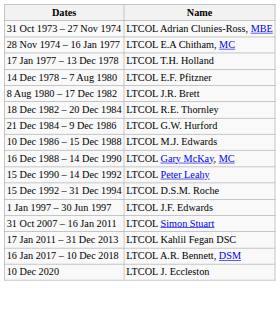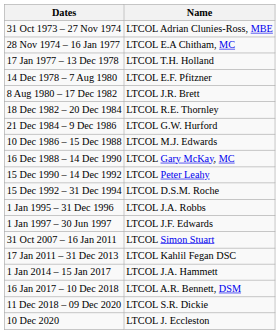+ row: (60, 207)
+ row: (59, 272)
+ row: (64, 304)
